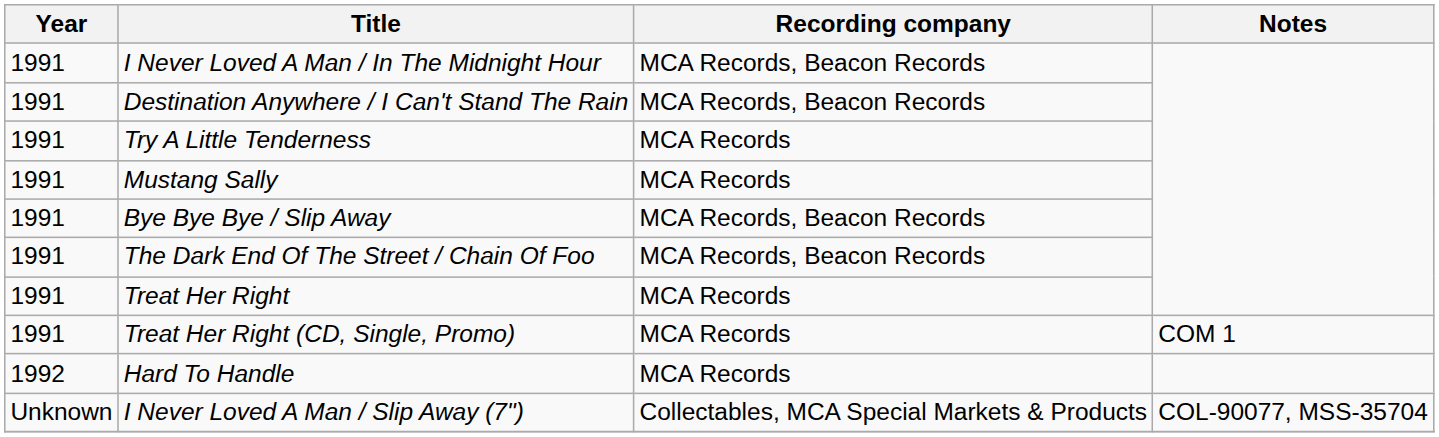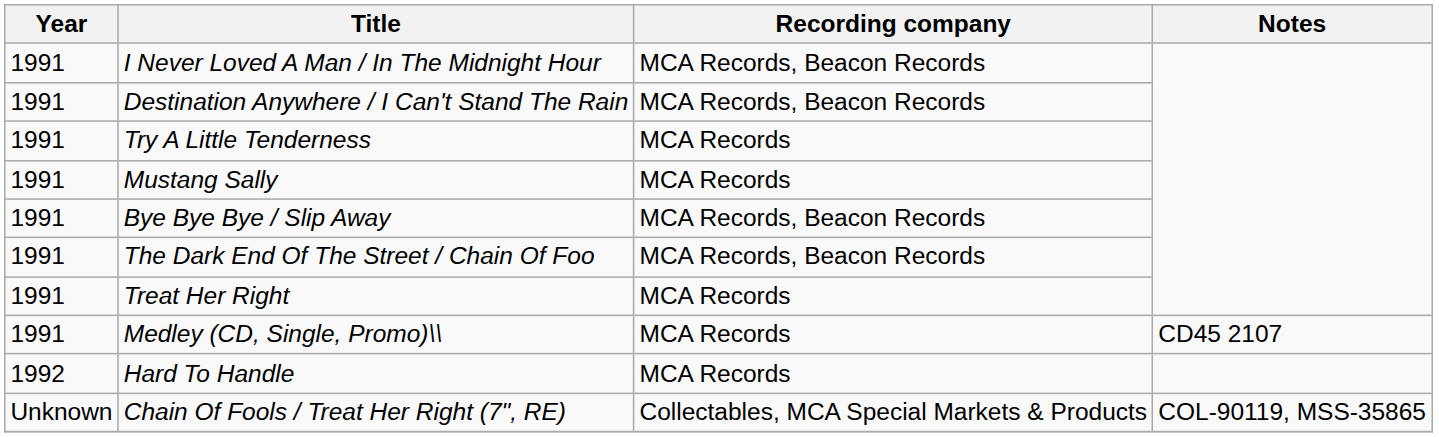- row: (319, 334)
+ row: (283, 334)
- row: (324, 412)
+ row: (345, 412)
